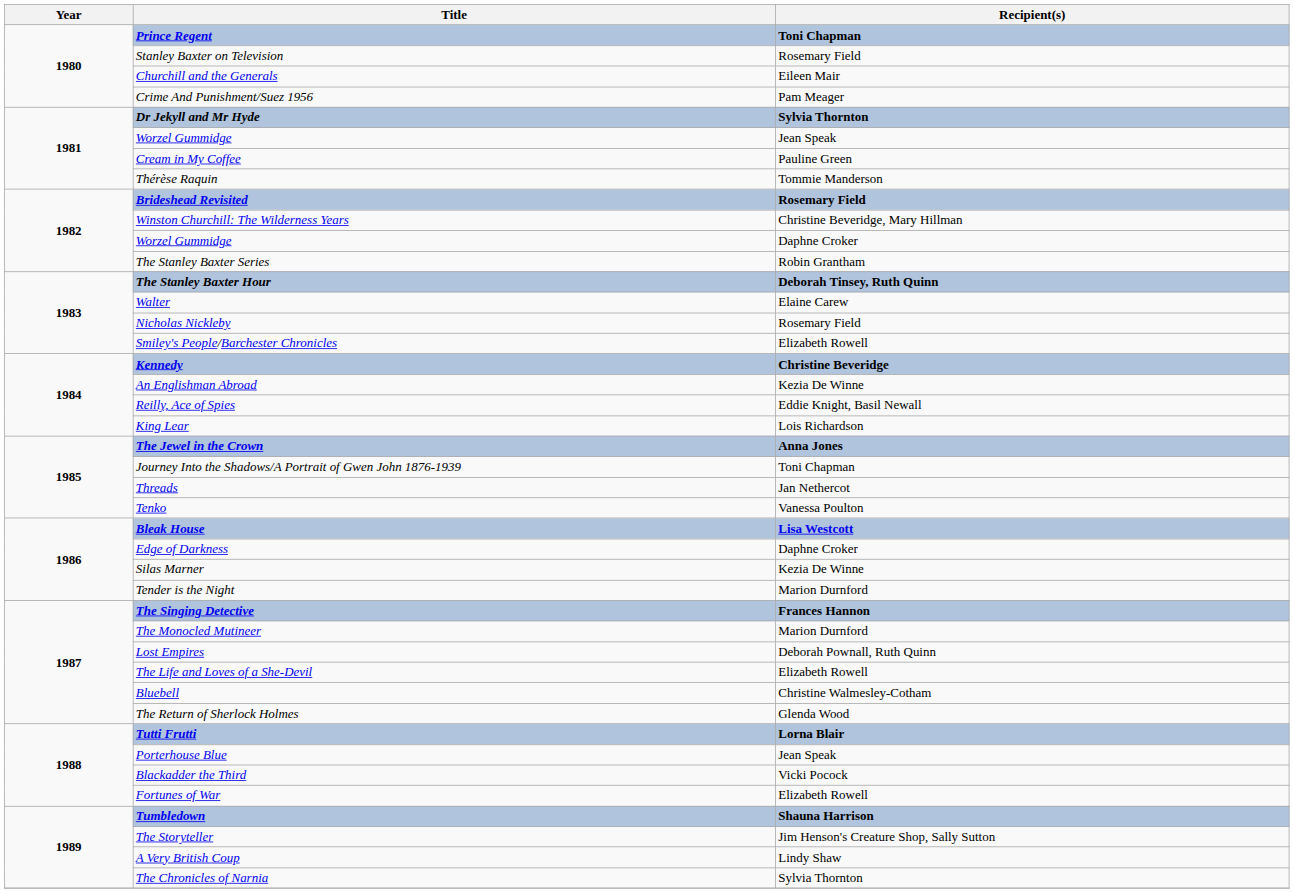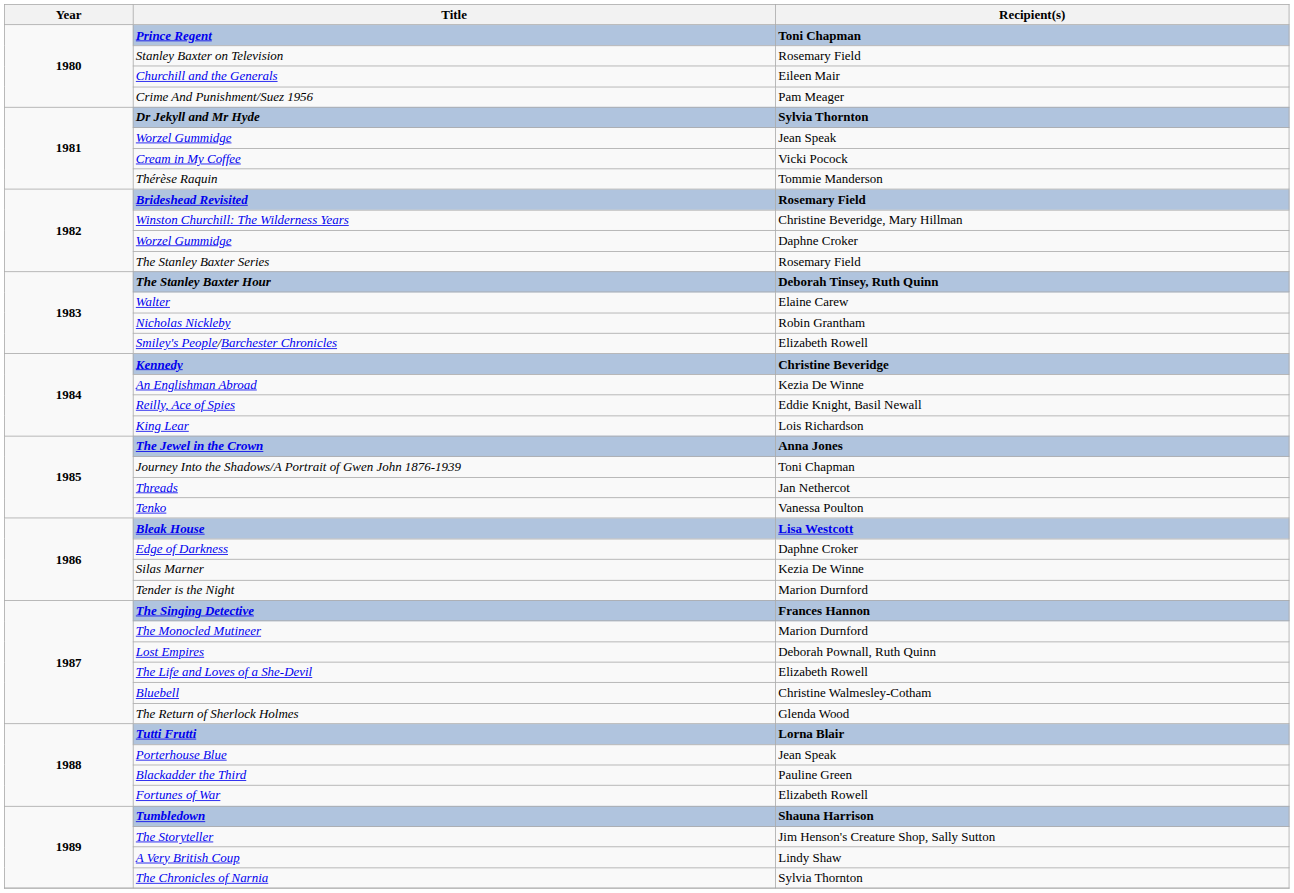(815, 158) Pauline Green -> (813, 158) Vicki Pocock
(822, 261) Robin Grantham -> (819, 261) Rosemary Field
(819, 323) Rosemary Field -> (822, 323) Robin Grantham
(813, 775) Vicki Pocock -> (815, 775) Pauline Green
